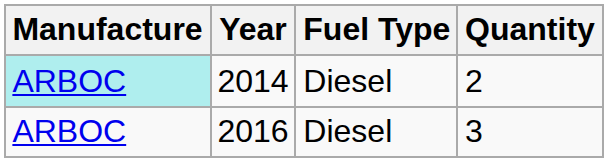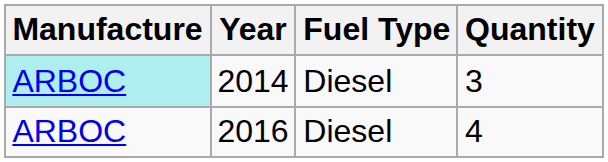(474, 80) 2 -> (474, 80) 3
(474, 131) 3 -> (474, 131) 4
